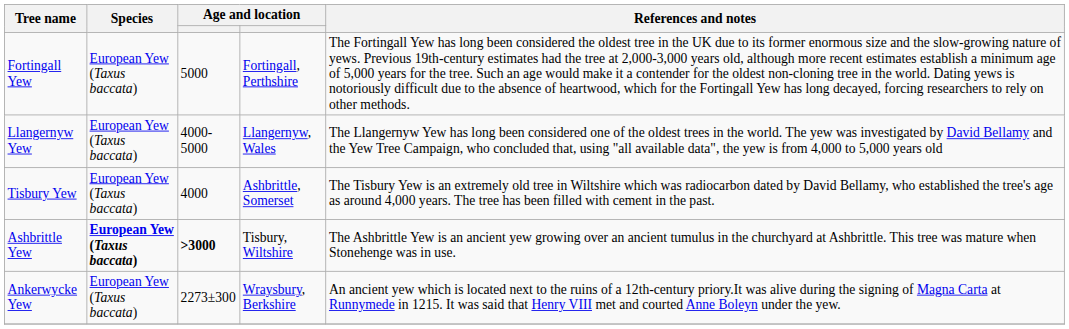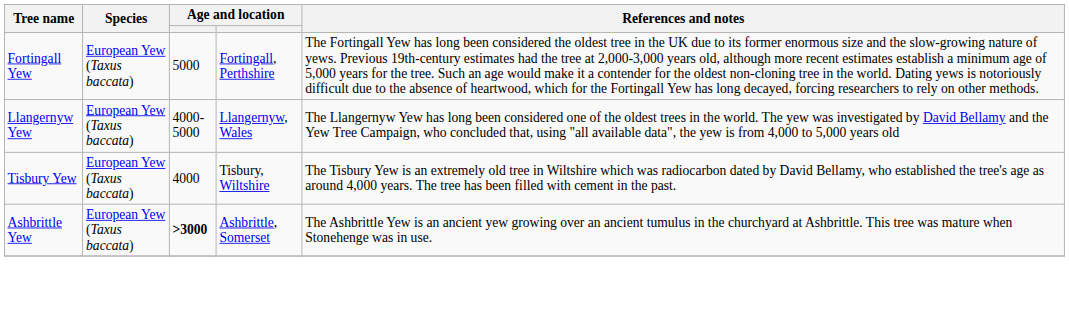(272, 193) Ashbrittle, Somerset -> (244, 178) Tisbury, Wiltshire
(132, 245) bold -> (126, 230) normal
(268, 245) Tisbury, Wiltshire -> (248, 230) Ashbrittle, Somerset
- row: (42, 297)
